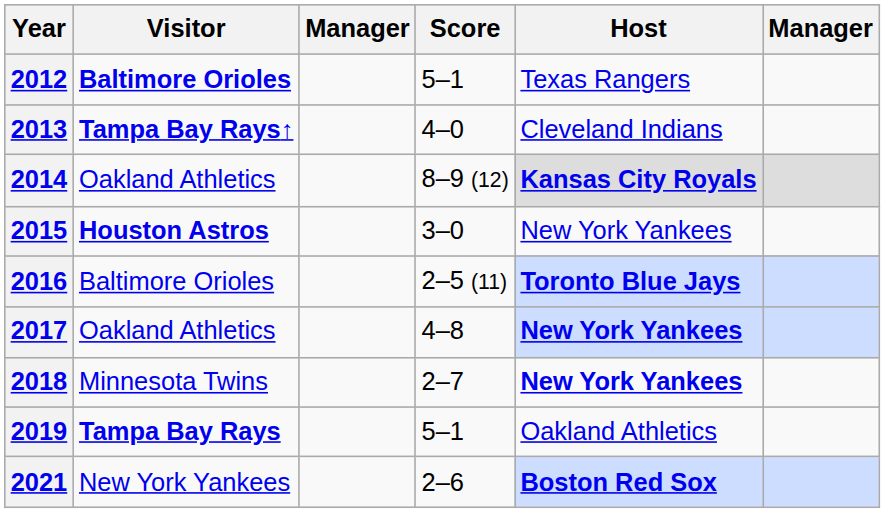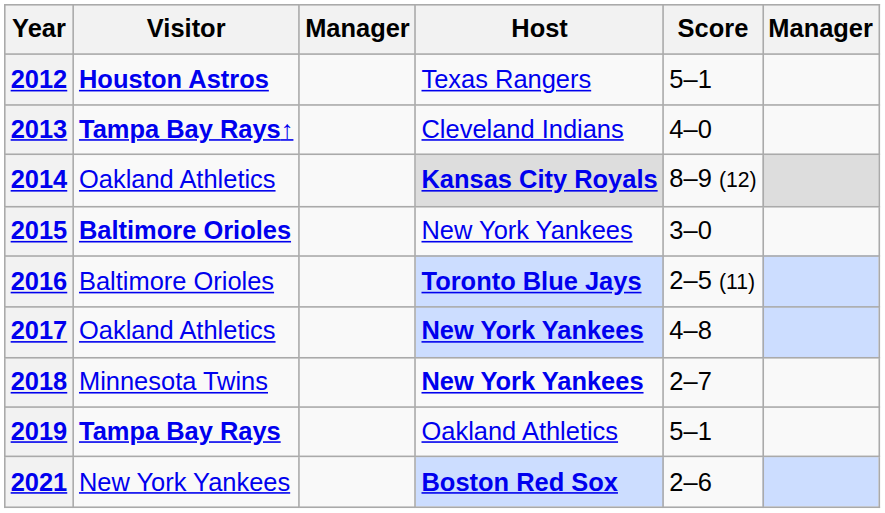columns swapped: (465, 29) <-> (638, 29)
(185, 79) Baltimore Orioles -> (174, 79) Houston Astros
(174, 230) Houston Astros -> (185, 230) Baltimore Orioles
